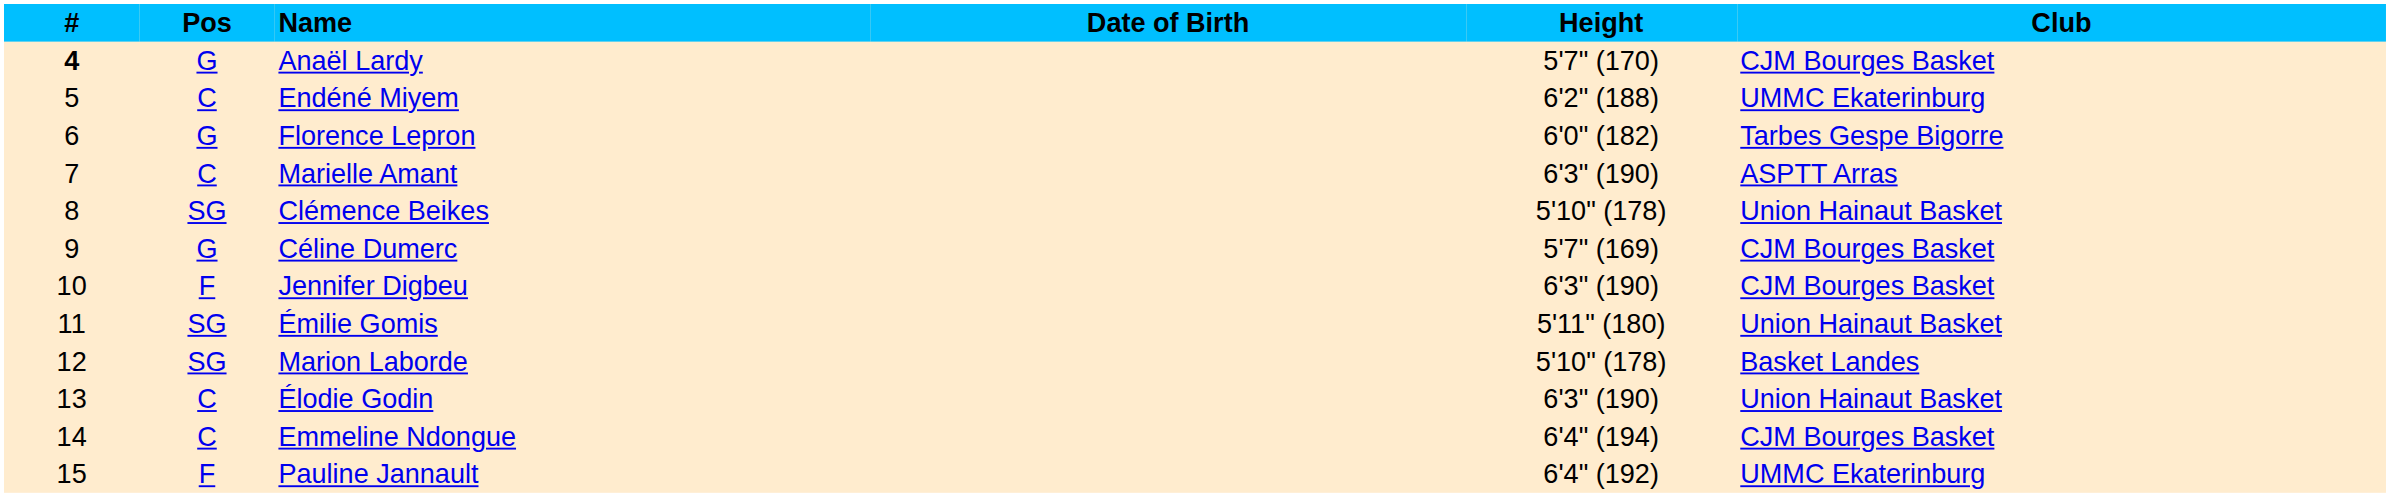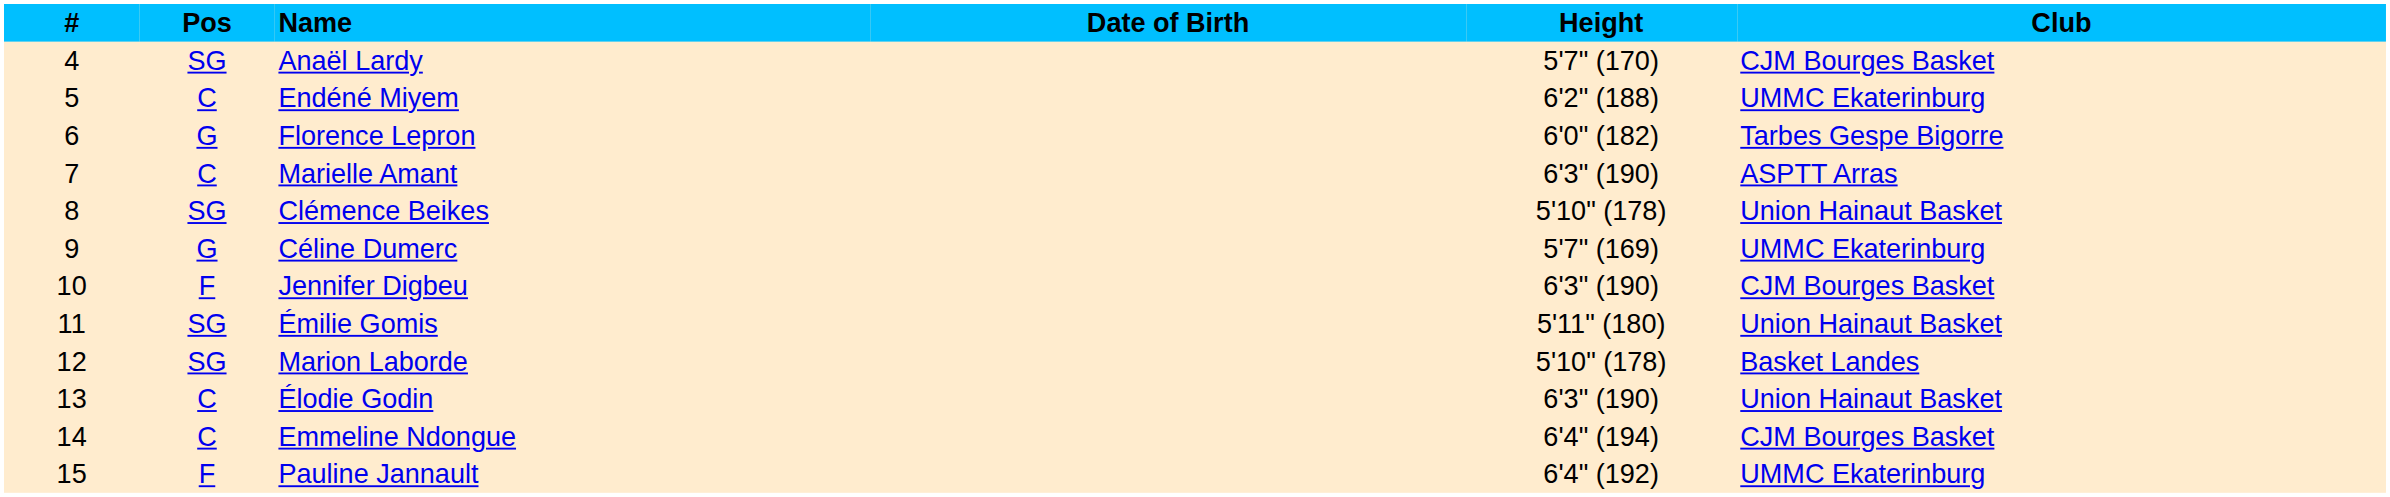(72, 60) bold -> (72, 60) normal
(207, 60) G -> (207, 60) SG
(1867, 248) CJM Bourges Basket -> (1863, 248) UMMC Ekaterinburg
